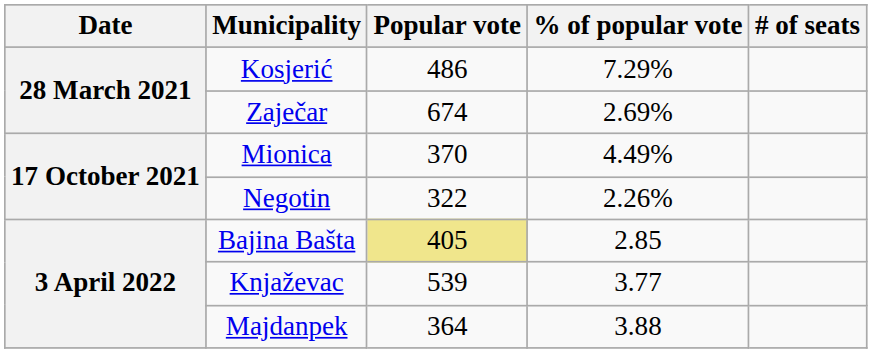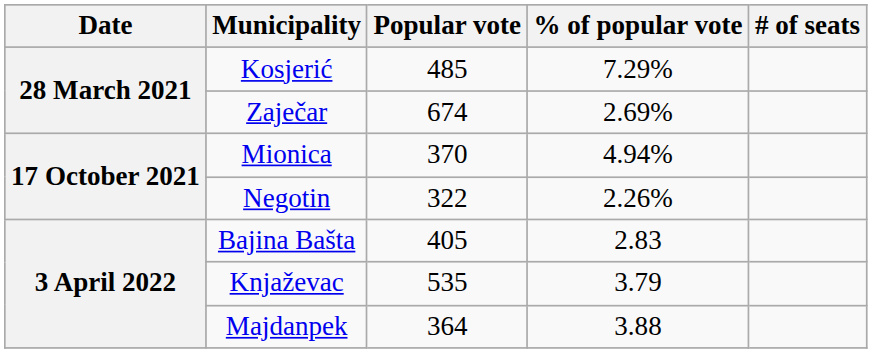(447, 68) 486 -> (447, 68) 485
(638, 154) 4.49% -> (638, 154) 4.94%
(447, 240) khaki background -> (447, 240) no background
(638, 240) 2.85 -> (638, 240) 2.83
(447, 283) 539 -> (447, 283) 535
(638, 283) 3.77 -> (638, 283) 3.79
